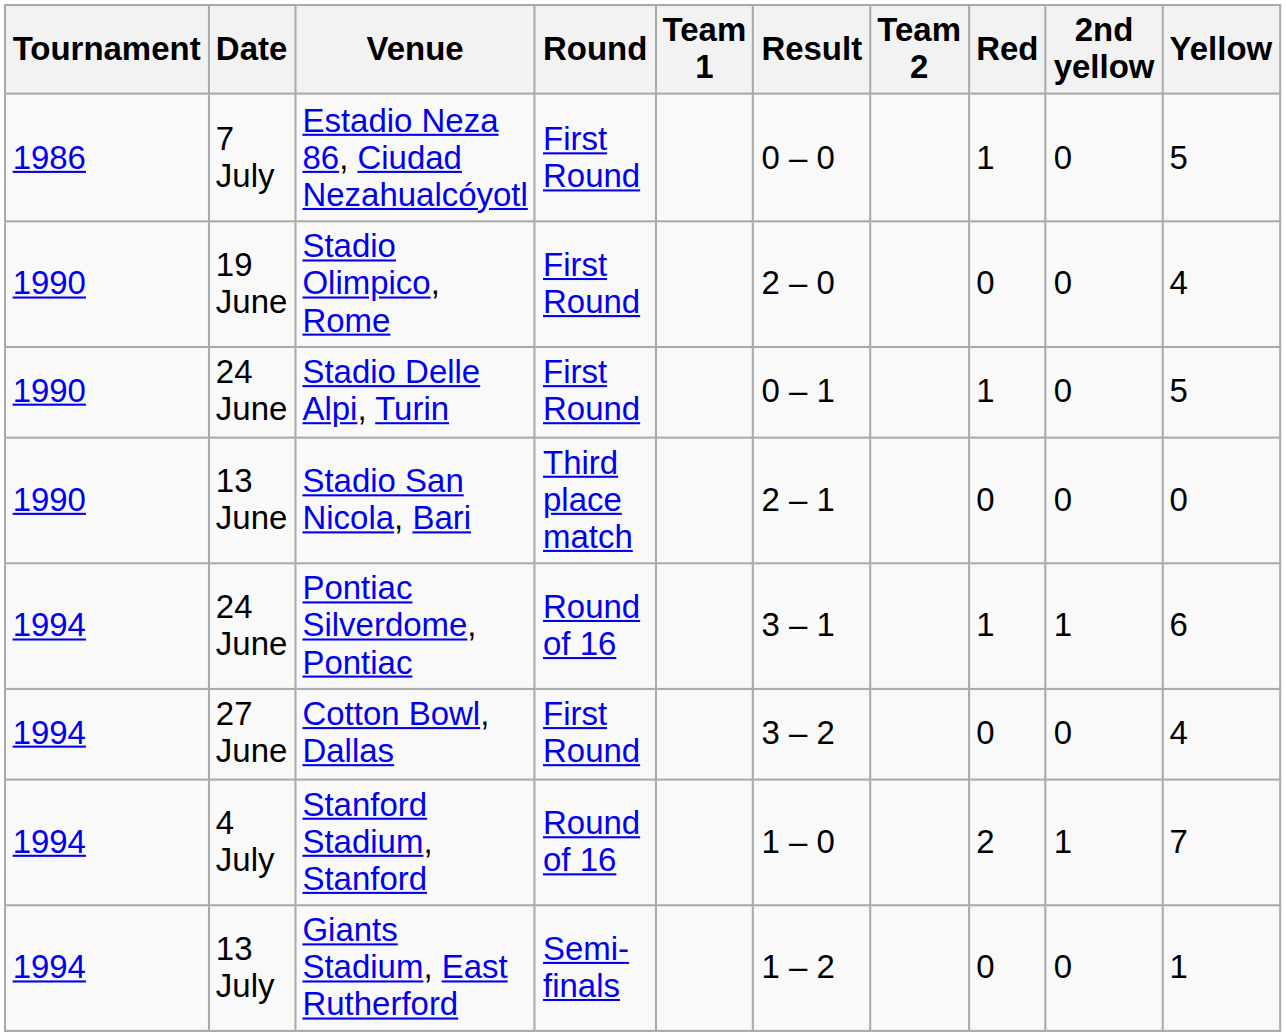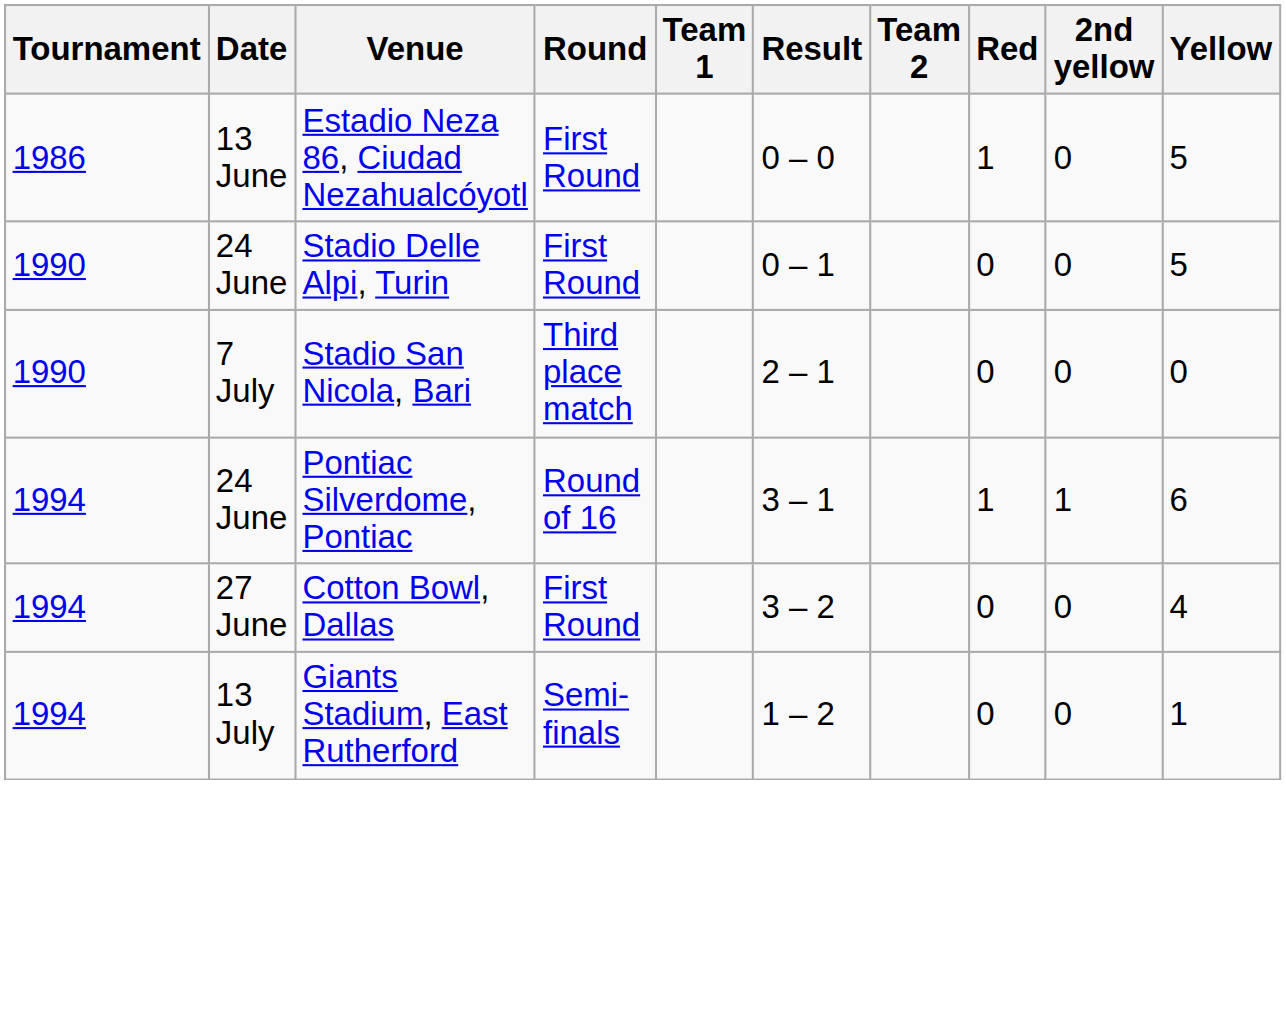(245, 157) 7 July -> (252, 157) 13 June
- row: (371, 283)
(985, 391) 1 -> (985, 264) 0
(252, 499) 13 June -> (245, 372) 7 July
- row: (368, 841)
